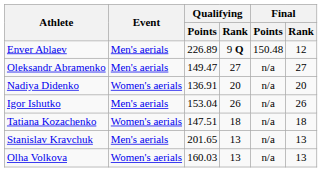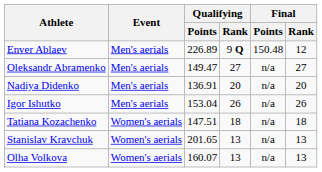(146, 86) Women's aerials -> (140, 86) Men's aerials
(140, 140) Men's aerials -> (146, 140) Women's aerials
(202, 158) 160.03 -> (202, 158) 160.07
